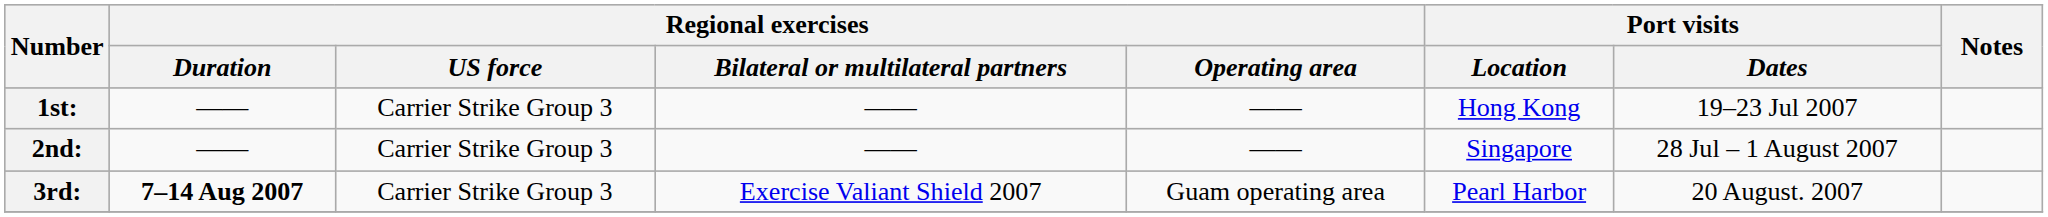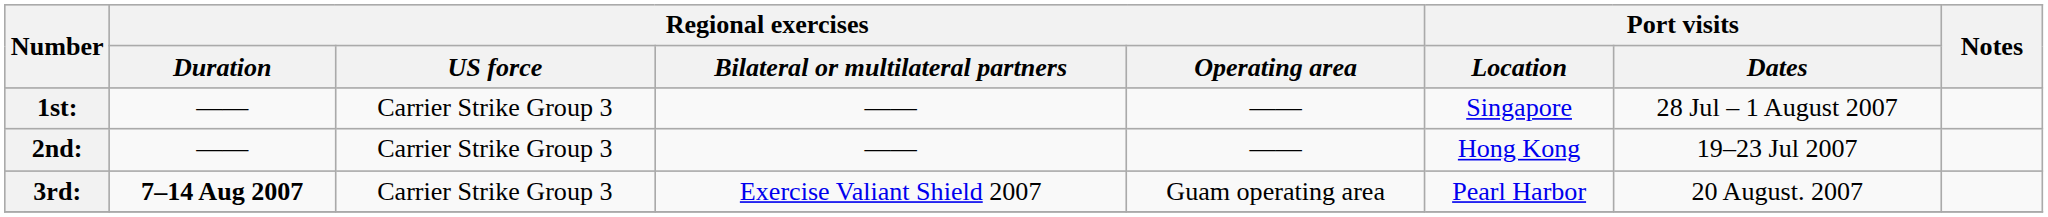(1519, 107) Hong Kong -> (1519, 107) Singapore
(1777, 107) 19–23 Jul 2007 -> (1777, 107) 28 Jul – 1 August 2007
(1519, 149) Singapore -> (1519, 149) Hong Kong
(1777, 149) 28 Jul – 1 August 2007 -> (1777, 149) 19–23 Jul 2007
